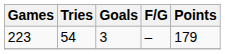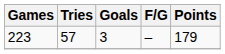(68, 37) 54 -> (68, 37) 57
